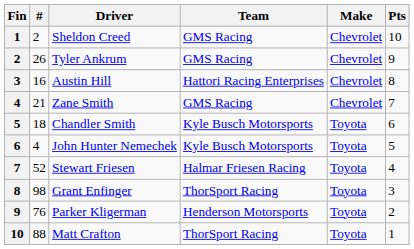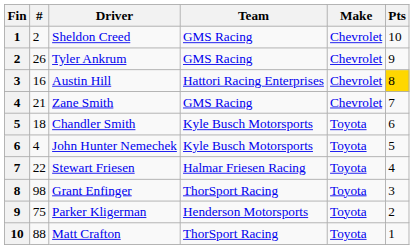(392, 81) no background -> (392, 81) gold background
(39, 168) 52 -> (39, 168) 22
(39, 211) 76 -> (39, 211) 75
